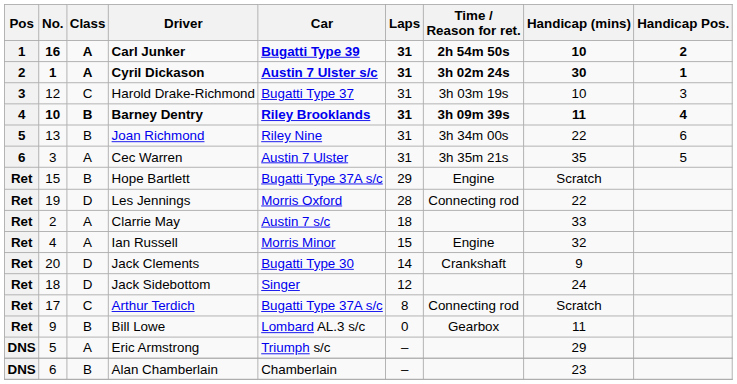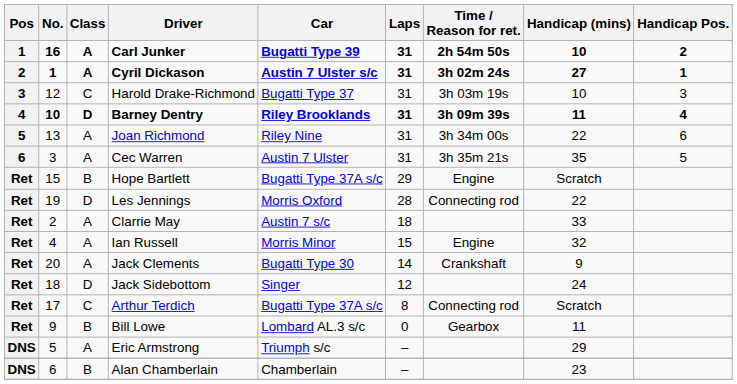(579, 73) 30 -> (579, 73) 27
(88, 115) B -> (88, 115) D
(88, 136) B -> (88, 136) A
(88, 263) D -> (88, 263) A
